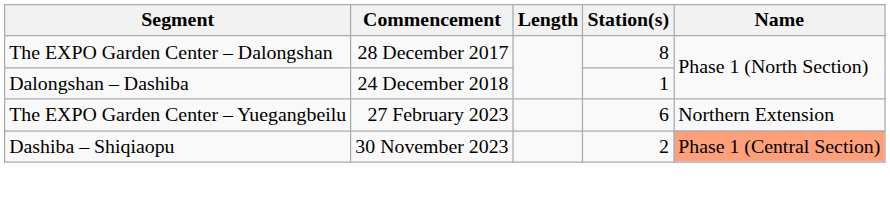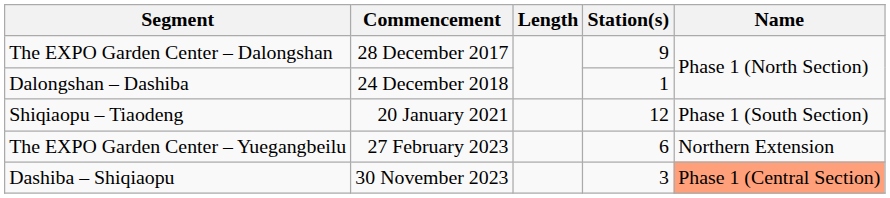(664, 51) 8 -> (664, 51) 9
+ row: (96, 114)
(664, 146) 2 -> (664, 177) 3
